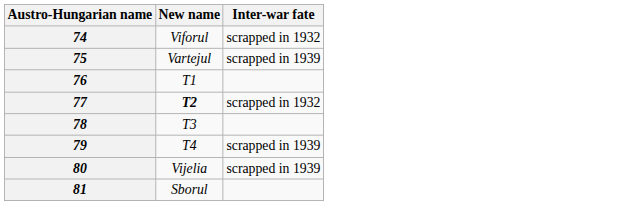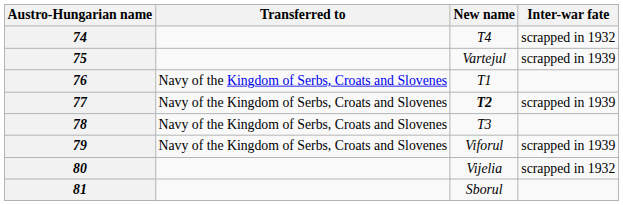+ column: (303, 15)
(189, 37) Viforul -> (484, 37) T4
(273, 102) scrapped in 1932 -> (568, 102) scrapped in 1939
(189, 146) T4 -> (484, 146) Viforul
(273, 168) scrapped in 1939 -> (568, 168) scrapped in 1932
